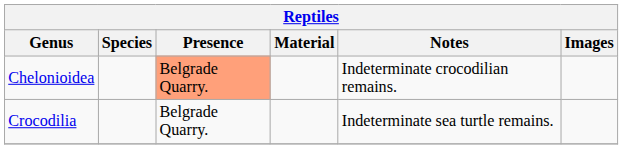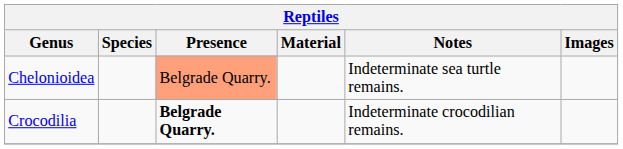(425, 77) Indeterminate crocodilian remains. -> (425, 77) Indeterminate sea turtle remains.
(189, 121) normal -> (191, 121) bold
(448, 121) Indeterminate sea turtle remains. -> (432, 121) Indeterminate crocodilian remains.
